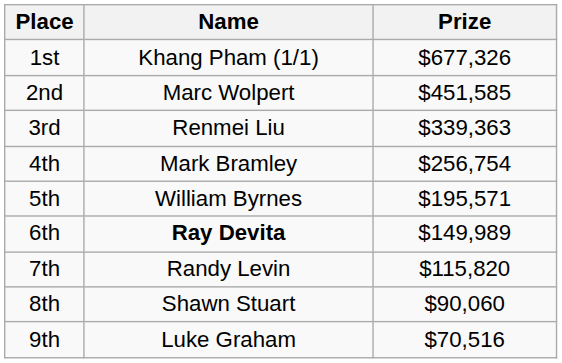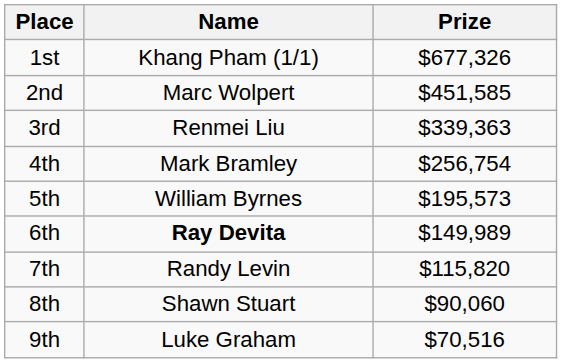(465, 198) $195,571 -> (465, 198) $195,573
